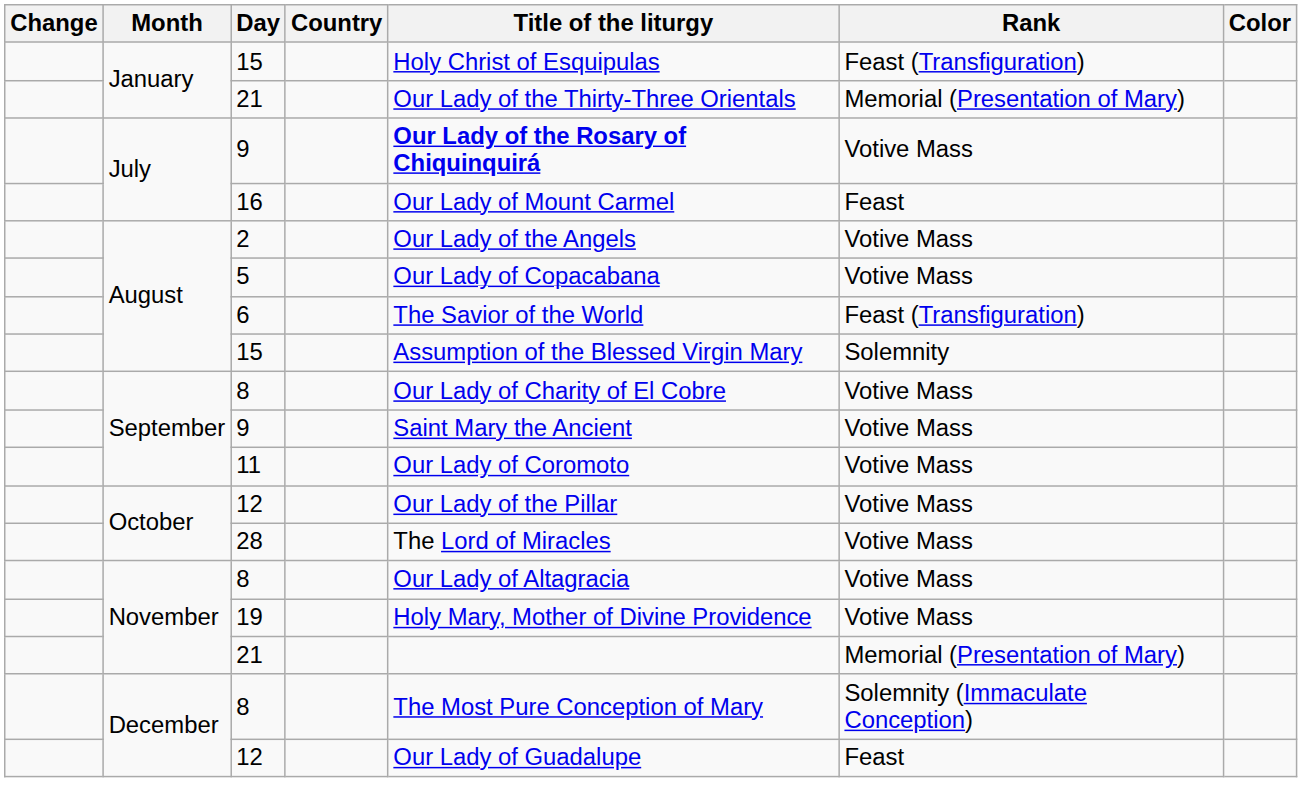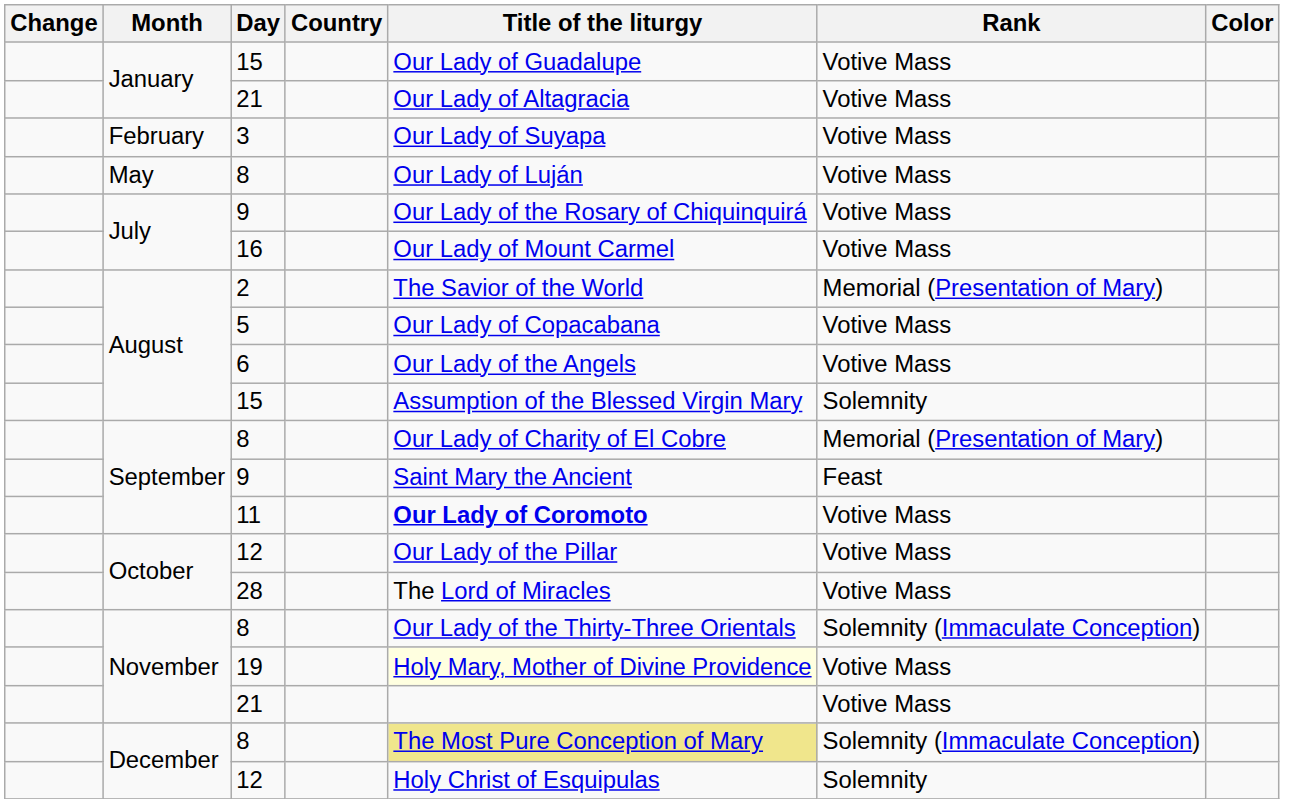(527, 61) Holy Christ of Esquipulas -> (517, 61) Our Lady of Guadalupe
(965, 61) Feast (Transfiguration) -> (887, 61) Votive Mass
(595, 99) Our Lady of the Thirty-Three Orientals -> (511, 99) Our Lady of Altagracia
(1015, 99) Memorial (Presentation of Mary) -> (887, 99) Votive Mass
+ row: (156, 136)
+ row: (131, 174)
(540, 150) bold -> (600, 212) normal
(874, 201) Feast -> (887, 250) Votive Mass
(515, 239) Our Lady of the Angels -> (518, 288) The Savior of the World
(909, 239) Votive Mass -> (993, 288) Memorial (Presentation of Mary)
(518, 314) The Savior of the World -> (515, 363) Our Lady of the Angels
(965, 314) Feast (Transfiguration) -> (887, 363) Votive Mass
(909, 390) Votive Mass -> (993, 439) Memorial (Presentation of Mary)
(909, 428) Votive Mass -> (852, 477) Feast
(511, 466) normal -> (520, 514) bold
(511, 579) Our Lady of Altagracia -> (595, 628) Our Lady of the Thirty-Three Orientals
(909, 579) Votive Mass -> (1011, 628) Solemnity (Immaculate Conception)
(602, 617) no background -> (602, 666) lightyellow background
(1015, 655) Memorial (Presentation of Mary) -> (887, 703) Votive Mass
(578, 706) no background -> (578, 741) khaki background
(517, 757) Our Lady of Guadalupe -> (527, 779) Holy Christ of Esquipulas
(874, 757) Feast -> (875, 779) Solemnity
